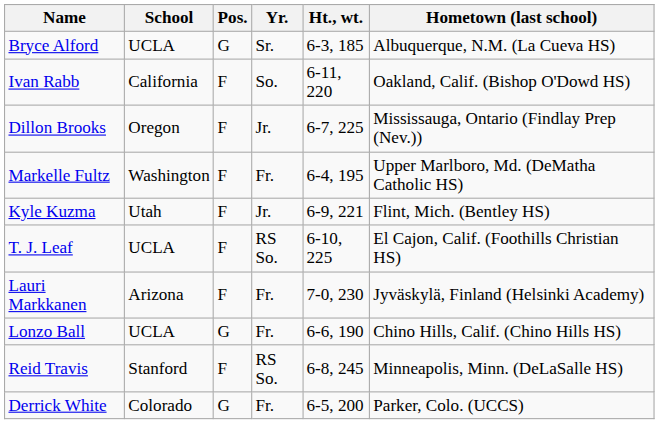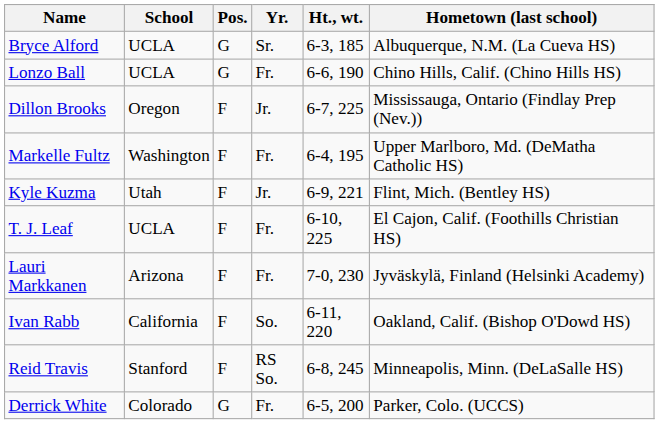rows swapped: (47, 331) <-> (44, 82)
(267, 248) RS So. -> (265, 229) Fr.
